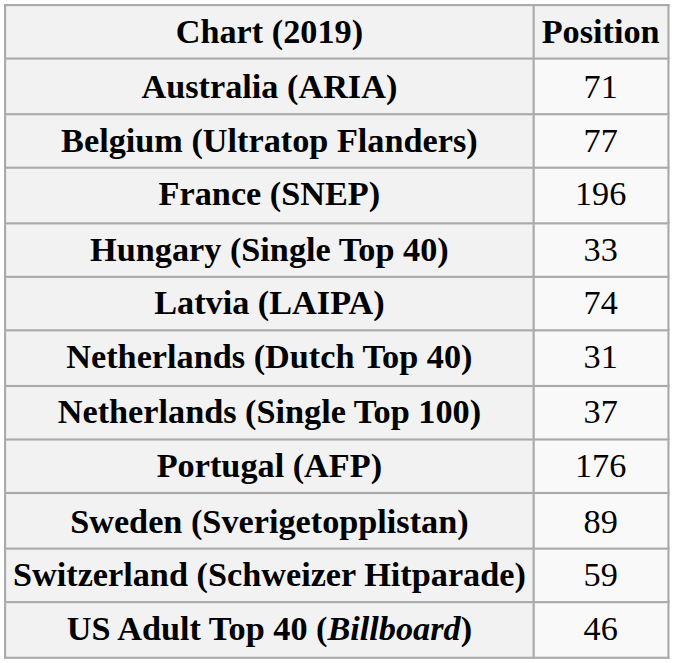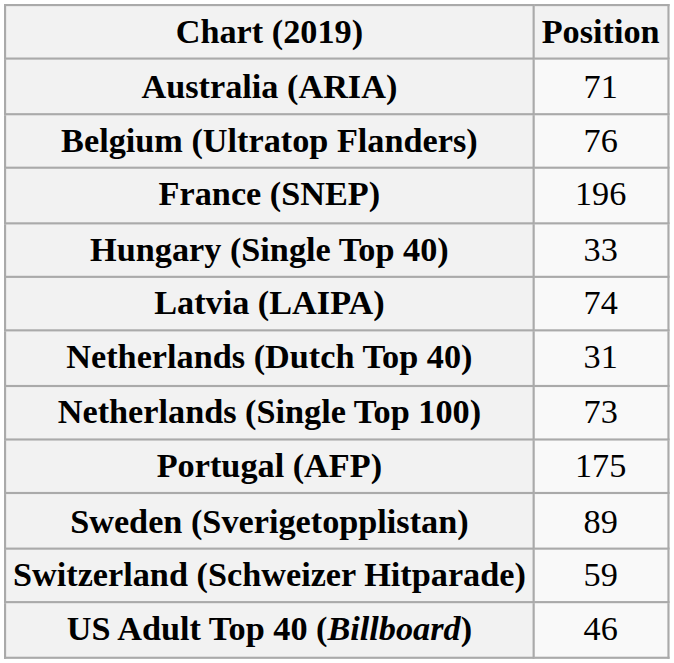(601, 140) 77 -> (601, 140) 76
(601, 411) 37 -> (601, 411) 73
(601, 466) 176 -> (601, 466) 175
